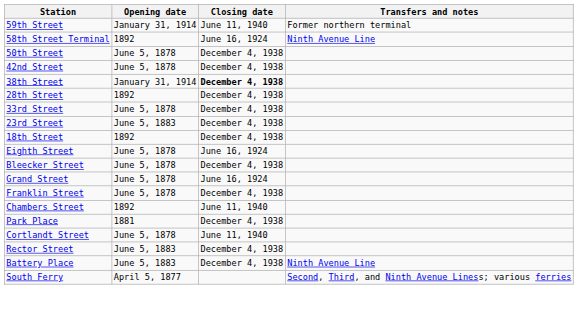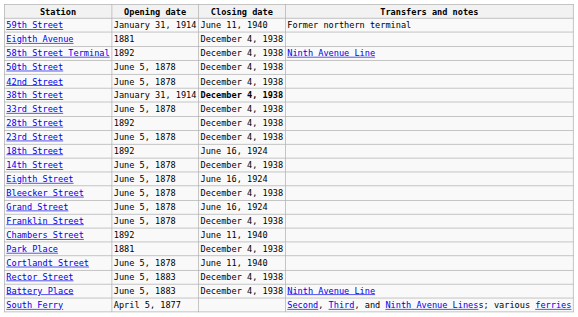+ row: (40, 39)
(234, 39) June 16, 1924 -> (242, 53) December 4, 1938
rows swapped: (35, 109) <-> (35, 95)
(145, 123) June 5, 1883 -> (145, 137) June 5, 1878
(242, 137) December 4, 1938 -> (234, 151) June 16, 1924
+ row: (35, 165)
